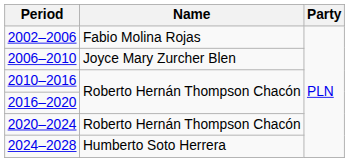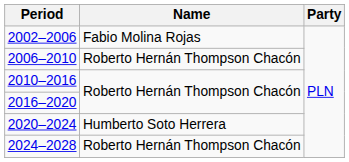(159, 59) Joyce Mary Zurcher Blen -> (192, 59) Roberto Hernán Thompson Chacón
(192, 124) Roberto Hernán Thompson Chacón -> (154, 124) Humberto Soto Herrera
(154, 146) Humberto Soto Herrera -> (192, 146) Roberto Hernán Thompson Chacón
